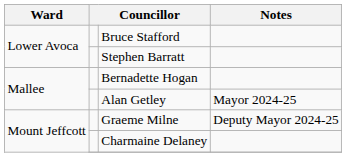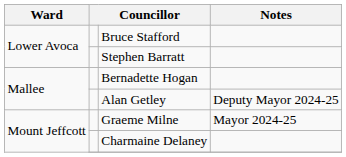(255, 99) Mayor 2024-25 -> (276, 99) Deputy Mayor 2024-25
(276, 120) Deputy Mayor 2024-25 -> (255, 120) Mayor 2024-25
